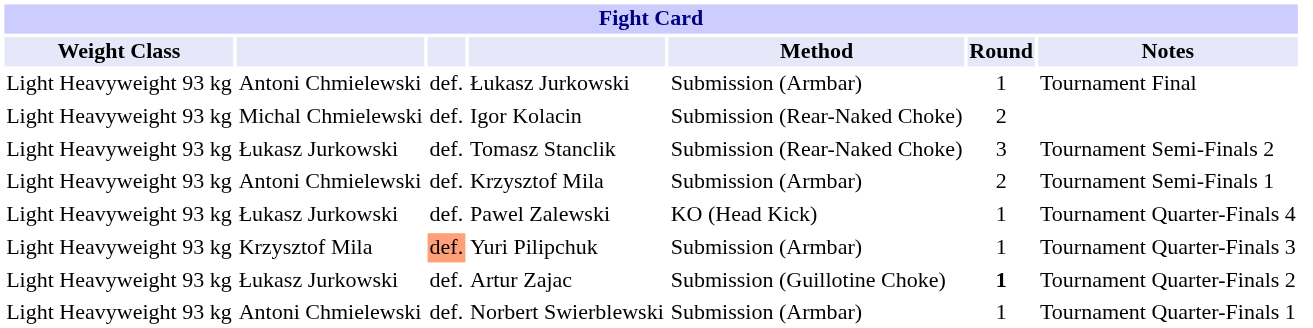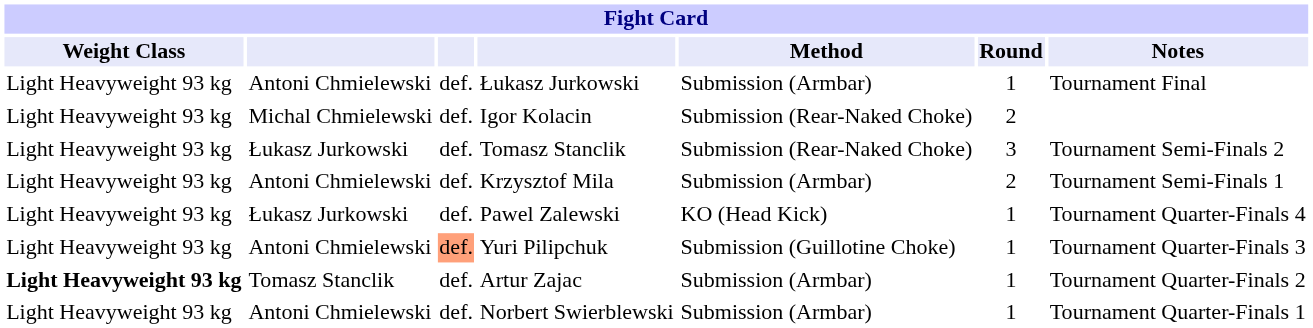(306, 247) Krzysztof Mila -> (340, 247) Antoni Chmielewski
(766, 247) Submission (Armbar) -> (818, 247) Submission (Guillotine Choke)
(119, 280) normal -> (124, 280) bold
(318, 280) Łukasz Jurkowski -> (321, 280) Tomasz Stanclik
(808, 280) Submission (Guillotine Choke) -> (776, 280) Submission (Armbar)
(1001, 280) bold -> (1011, 280) normal
